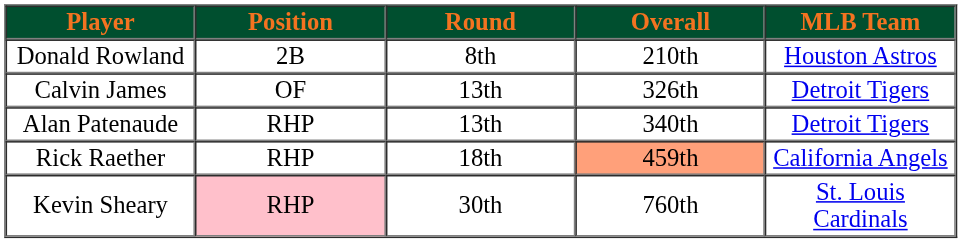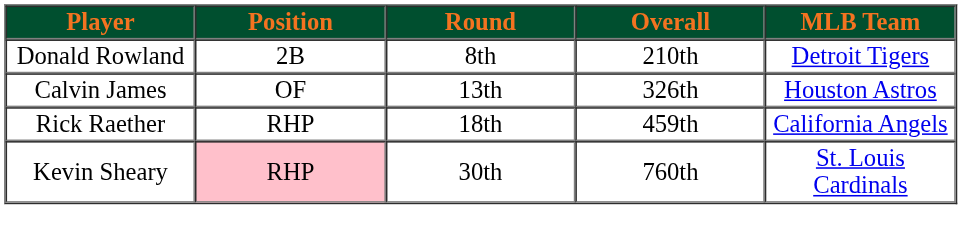(860, 56) Houston Astros -> (860, 56) Detroit Tigers
(860, 89) Detroit Tigers -> (860, 89) Houston Astros
- row: (101, 123)
(670, 157) lightsalmon background -> (670, 123) no background
